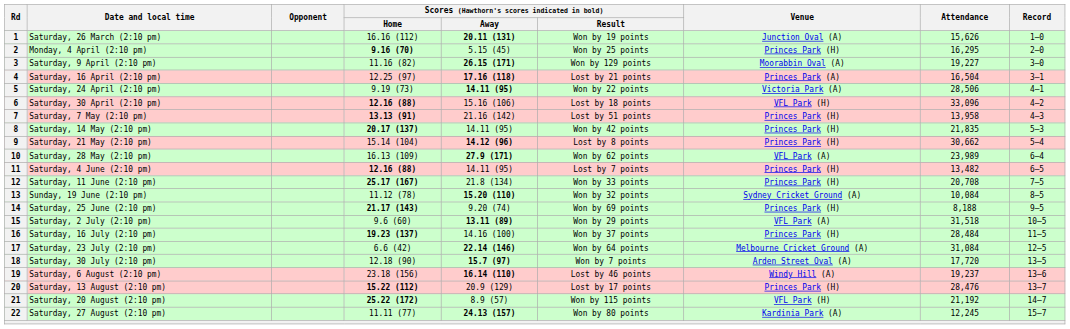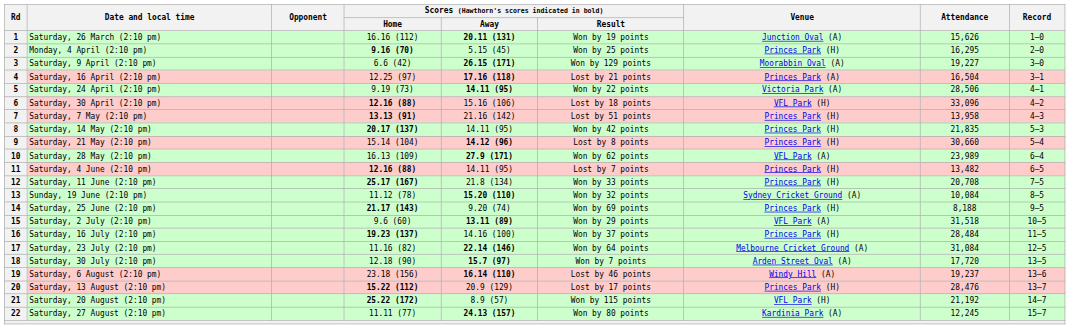(393, 63) 11.16 (82) -> (393, 63) 6.6 (42)
(965, 142) 30,662 -> (965, 142) 30,660
(393, 248) 6.6 (42) -> (393, 248) 11.16 (82)
